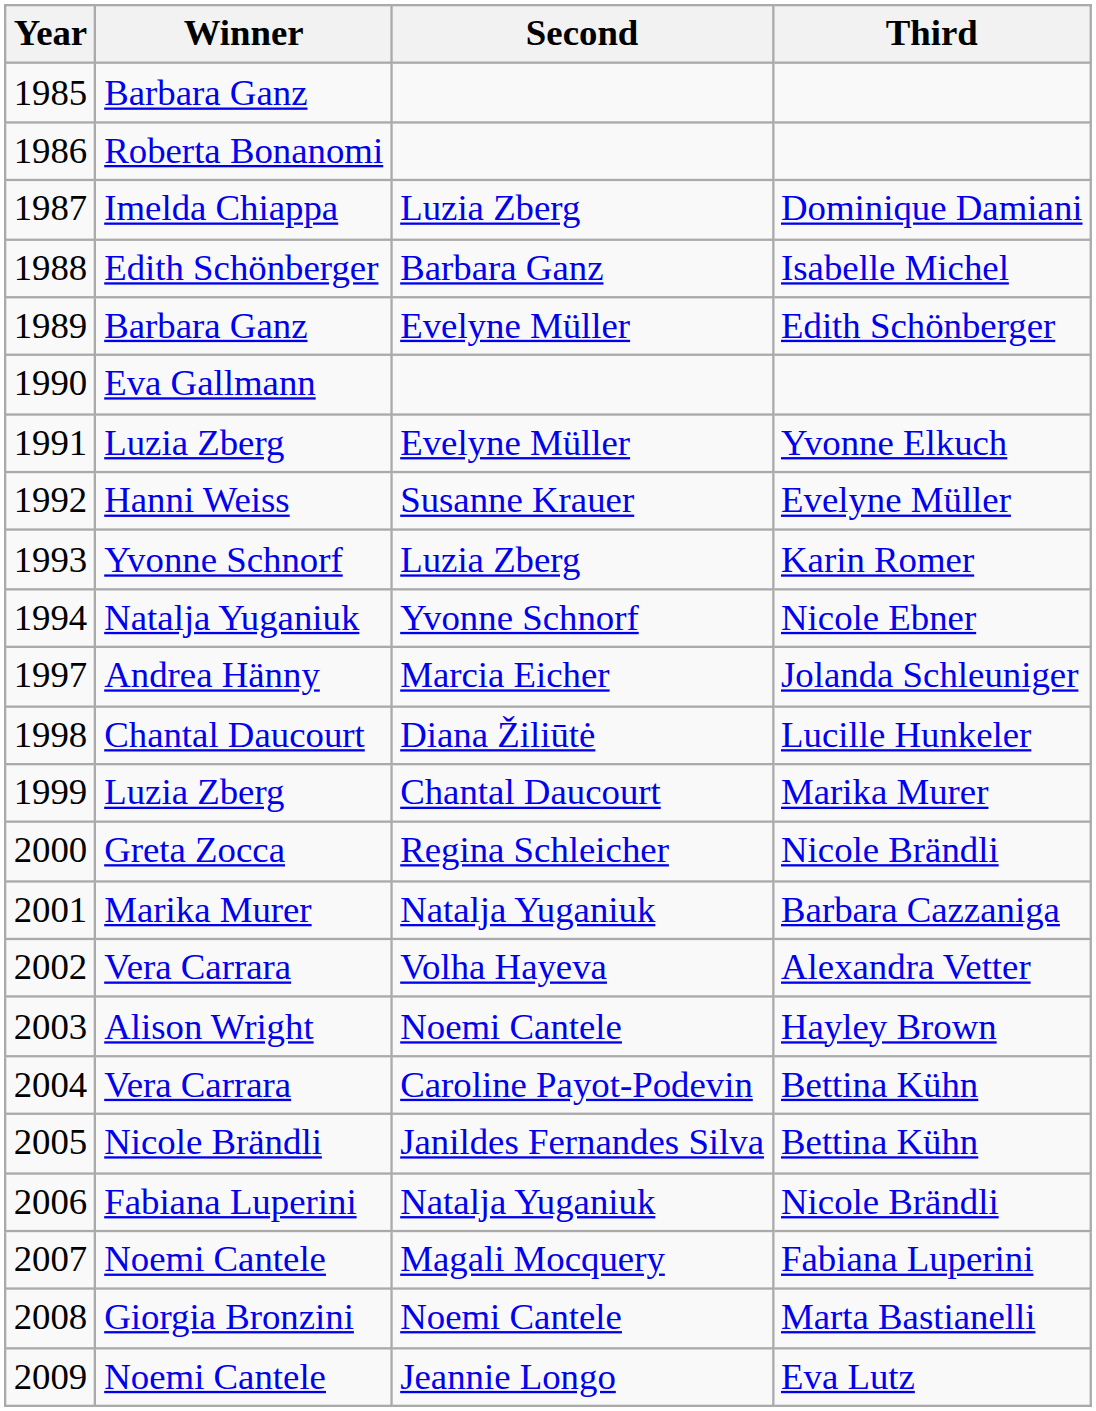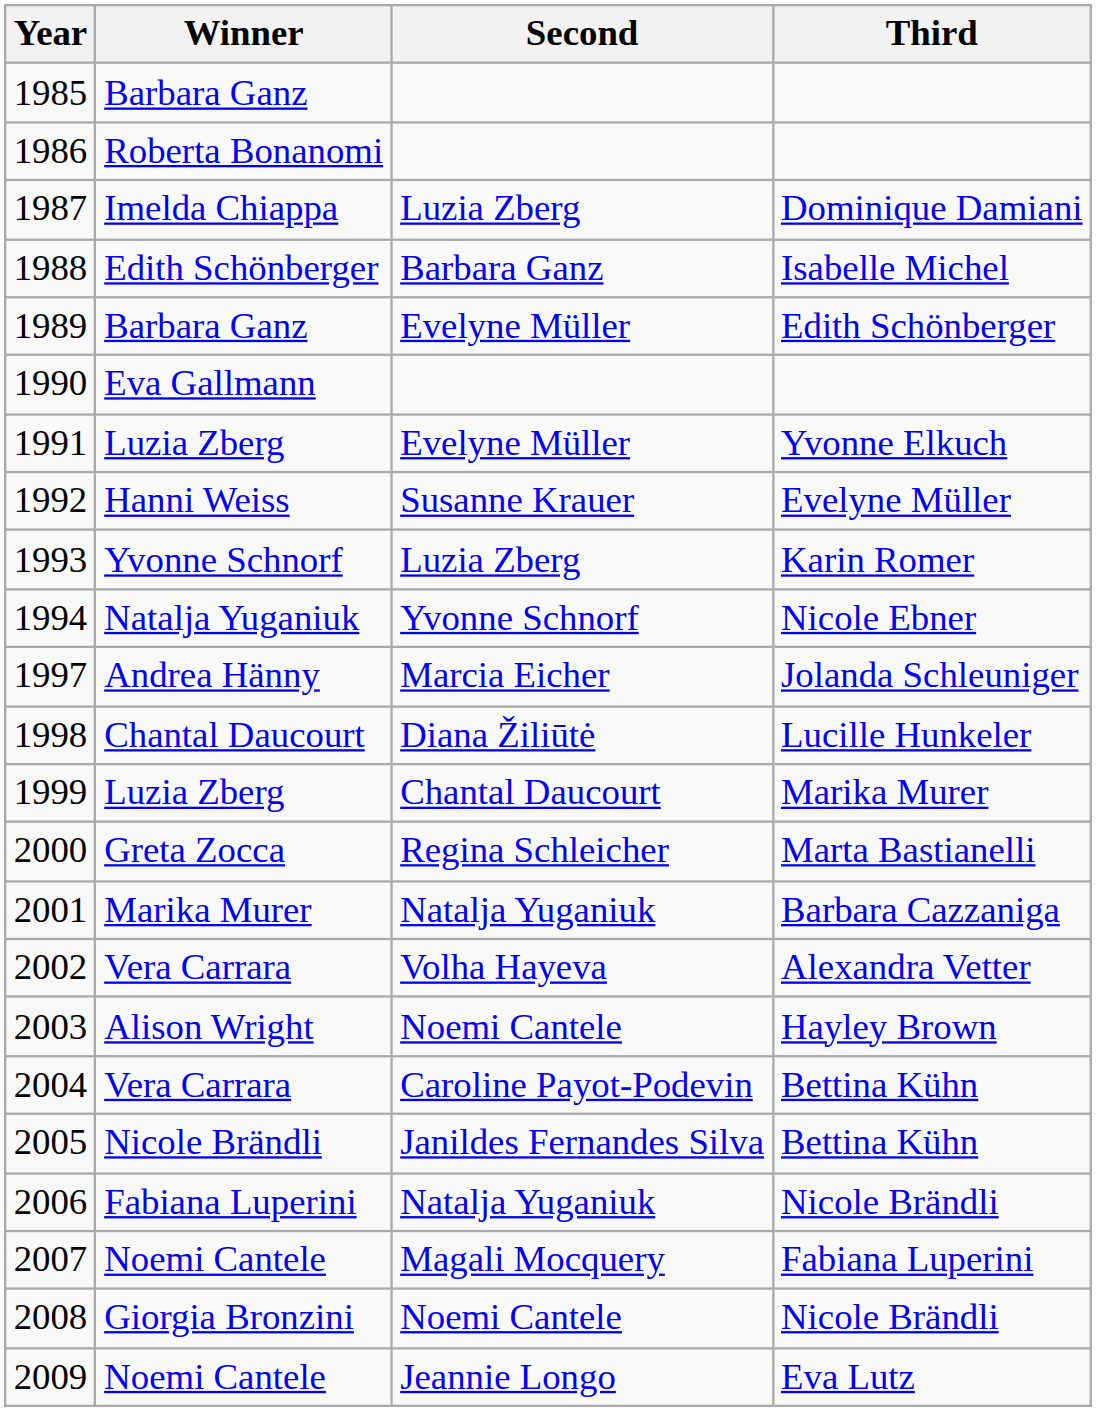(890, 850) Nicole Brändli -> (908, 850) Marta Bastianelli
(908, 1317) Marta Bastianelli -> (890, 1317) Nicole Brändli
